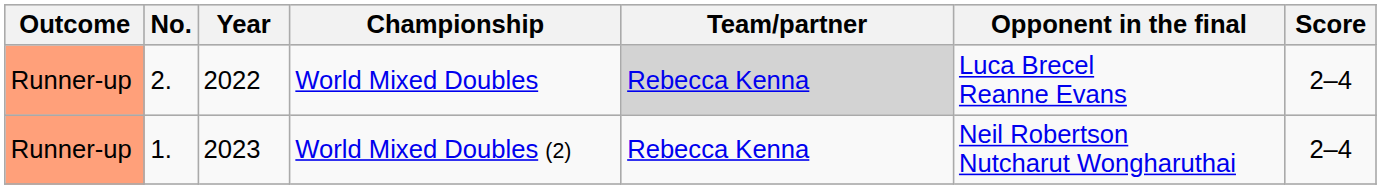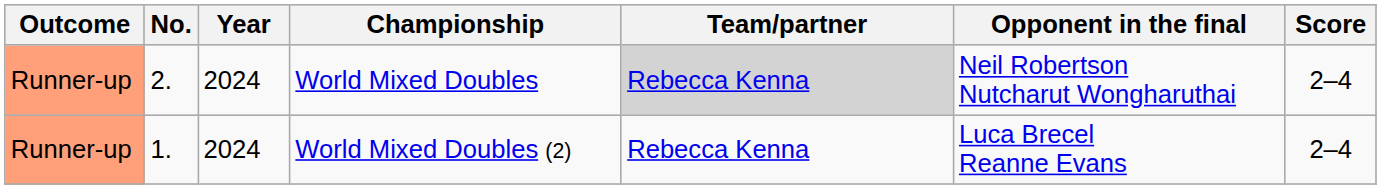(232, 79) 2022 -> (232, 79) 2024
(1043, 79) Luca Brecel Reanne Evans -> (1097, 79) Neil Robertson Nutcharut Wongharuthai
(232, 149) 2023 -> (232, 149) 2024
(1097, 149) Neil Robertson Nutcharut Wongharuthai -> (1043, 149) Luca Brecel Reanne Evans
